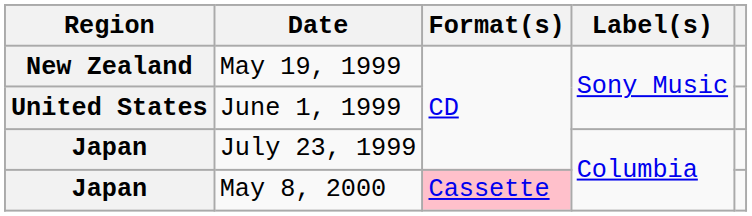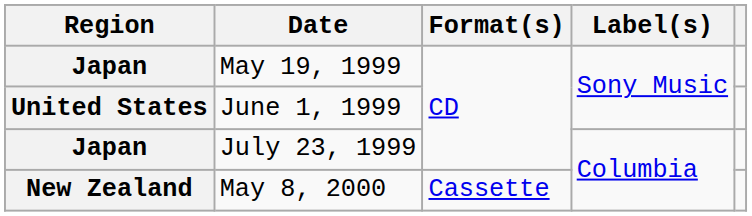(109, 67) New Zealand -> (109, 67) Japan
(109, 190) Japan -> (109, 190) New Zealand
(489, 190) pink background -> (489, 190) no background
